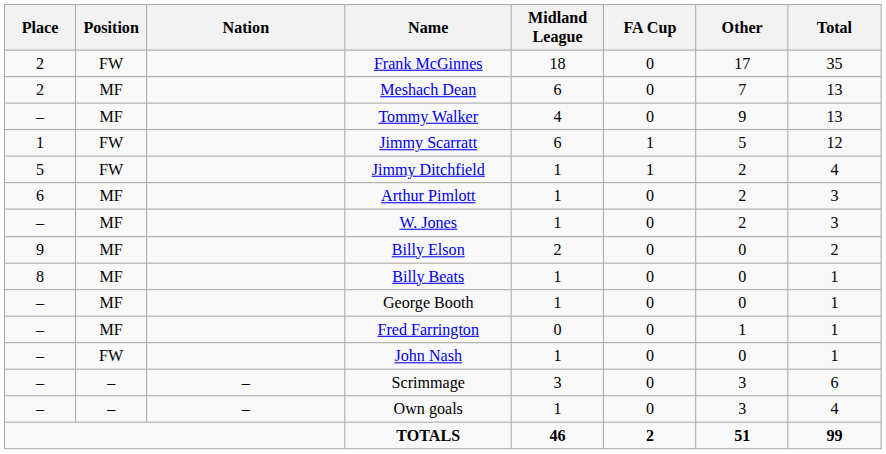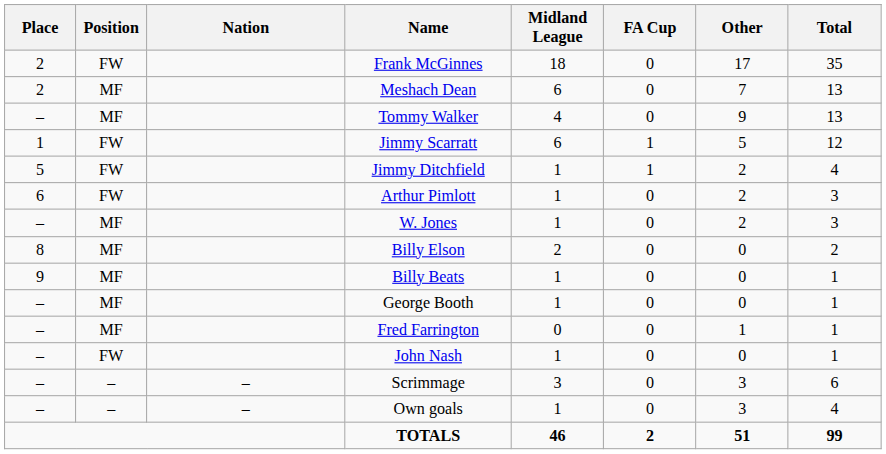(111, 196) MF -> (111, 196) FW
(40, 249) 9 -> (40, 249) 8
(40, 276) 8 -> (40, 276) 9
